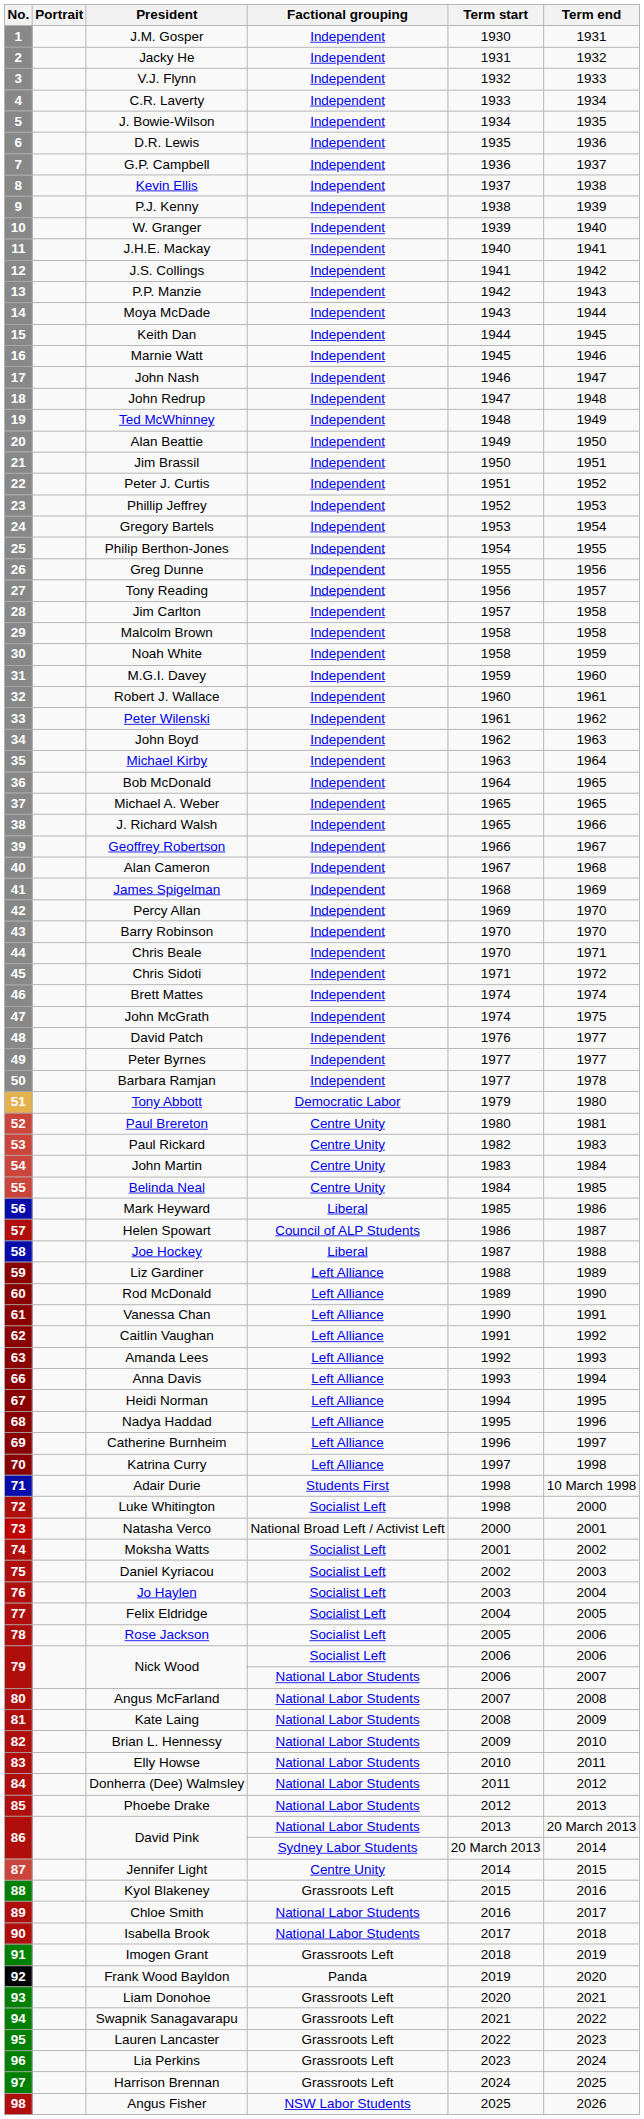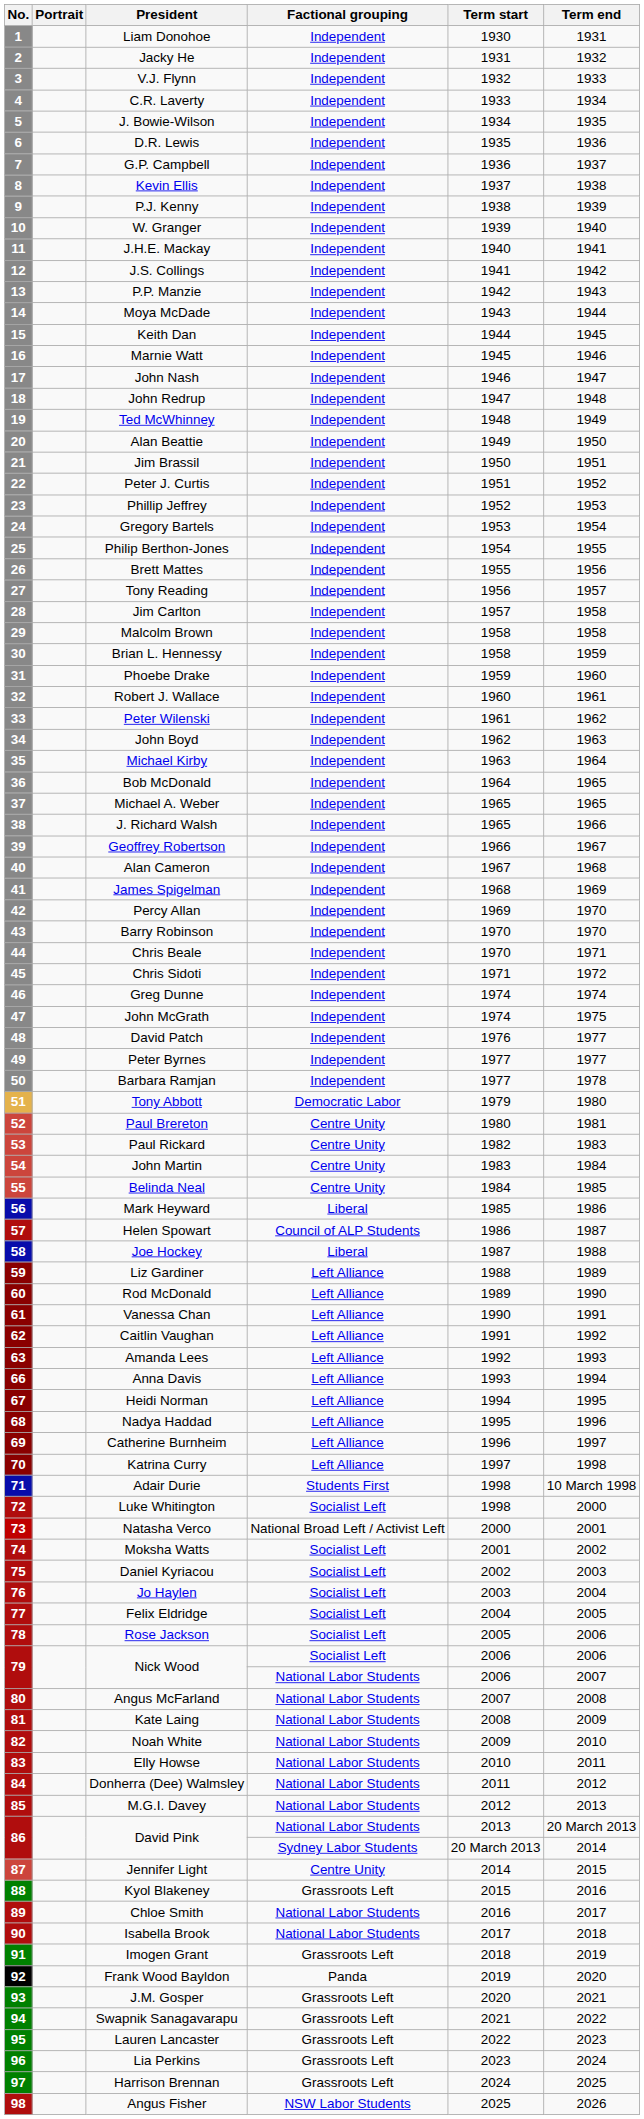(167, 36) J.M. Gosper -> (167, 36) Liam Donohoe
(167, 569) Greg Dunne -> (167, 569) Brett Mattes
(167, 654) Noah White -> (167, 654) Brian L. Hennessy
(167, 675) M.G.I. Davey -> (167, 675) Phoebe Drake
(167, 995) Brett Mattes -> (167, 995) Greg Dunne
(167, 1741) Brian L. Hennessy -> (167, 1741) Noah White
(167, 1805) Phoebe Drake -> (167, 1805) M.G.I. Davey
(167, 1997) Liam Donohoe -> (167, 1997) J.M. Gosper
